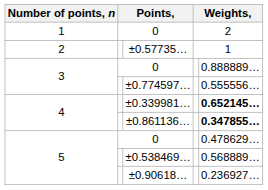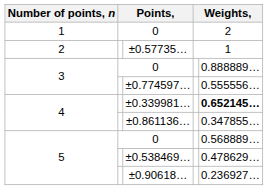(230, 121) bold -> (230, 121) normal
(230, 139) 0.478629… -> (230, 139) 0.568889…
(230, 157) 0.568889… -> (230, 157) 0.478629…
